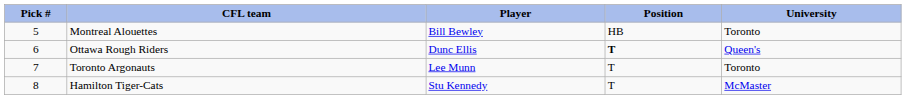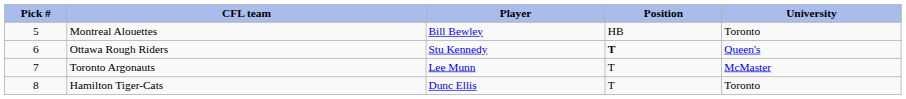(453, 49) Dunc Ellis -> (458, 49) Stu Kennedy
(742, 67) Toronto -> (748, 67) McMaster
(458, 85) Stu Kennedy -> (453, 85) Dunc Ellis
(748, 85) McMaster -> (742, 85) Toronto
